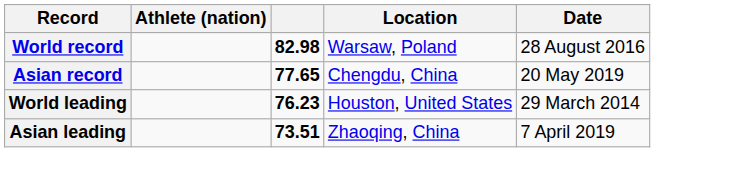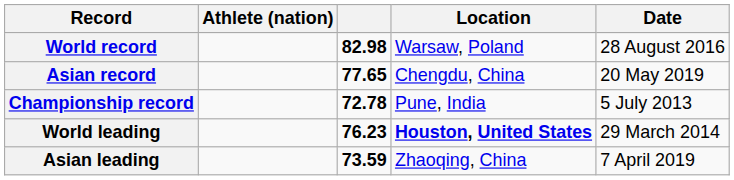+ row: (101, 103)
(420, 103) normal -> (494, 132) bold
(297, 132) 73.51 -> (364, 160) 73.59
